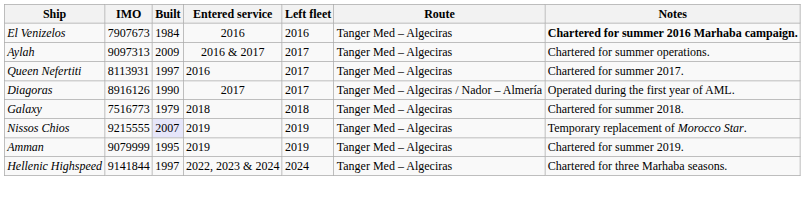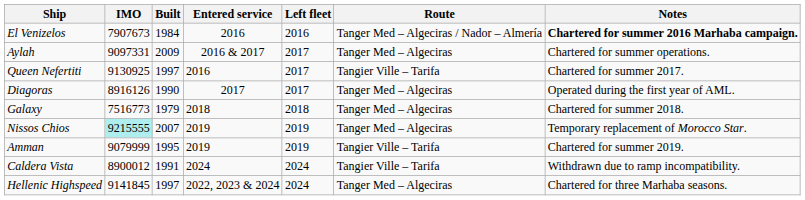(394, 33) Tanger Med – Algeciras -> (439, 33) Tanger Med – Algeciras / Nador – Almería
(129, 52) 9097313 -> (129, 52) 9097331
(128, 71) 8113931 -> (129, 71) 9130925
(394, 71) Tanger Med – Algeciras -> (388, 71) Tangier Ville – Tarifa
(439, 90) Tanger Med – Algeciras / Nador – Almería -> (394, 90) Tanger Med – Algeciras
(129, 128) no background -> (129, 128) paleturquoise background
(167, 128) lavender background -> (167, 128) no background
(394, 147) Tanger Med – Algeciras -> (388, 147) Tangier Ville – Tarifa
+ row: (40, 166)
(129, 166) 9141844 -> (129, 185) 9141845
